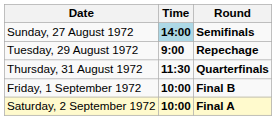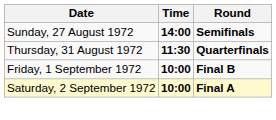(176, 32) lightblue background -> (176, 32) no background
- row: (73, 50)
